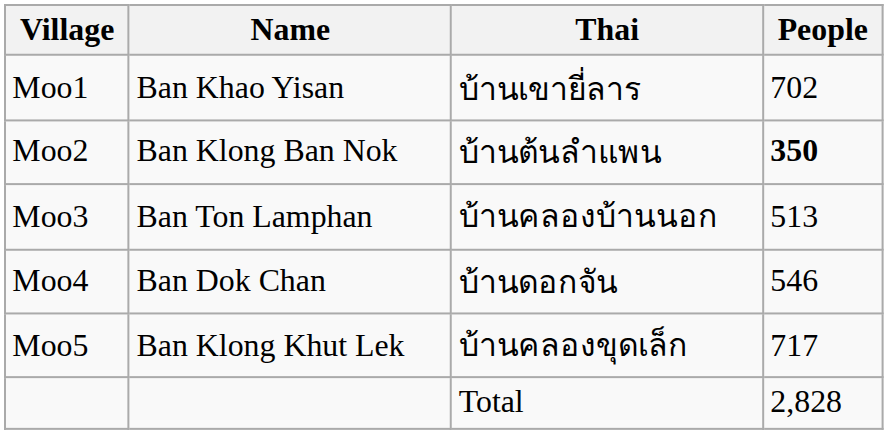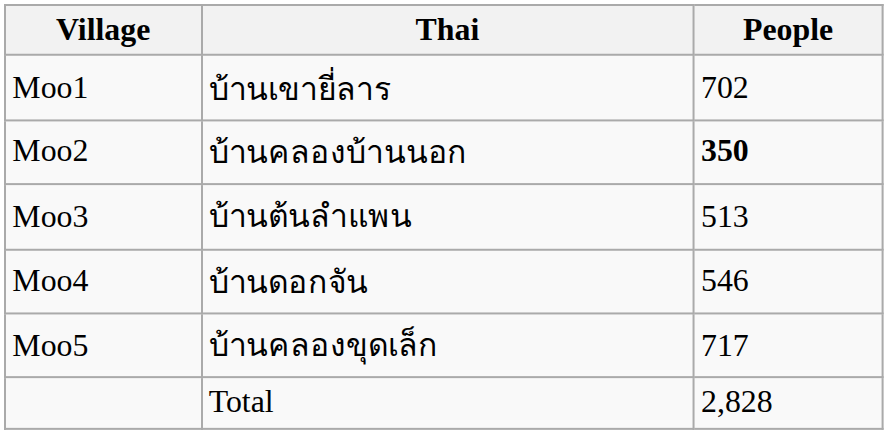- column: (290, 29)
(560, 152) บ้านต้นลำแพน -> (338, 152) บ้านคลองบ้านนอก
(588, 217) บ้านคลองบ้านนอก -> (310, 217) บ้านต้นลำแพน
